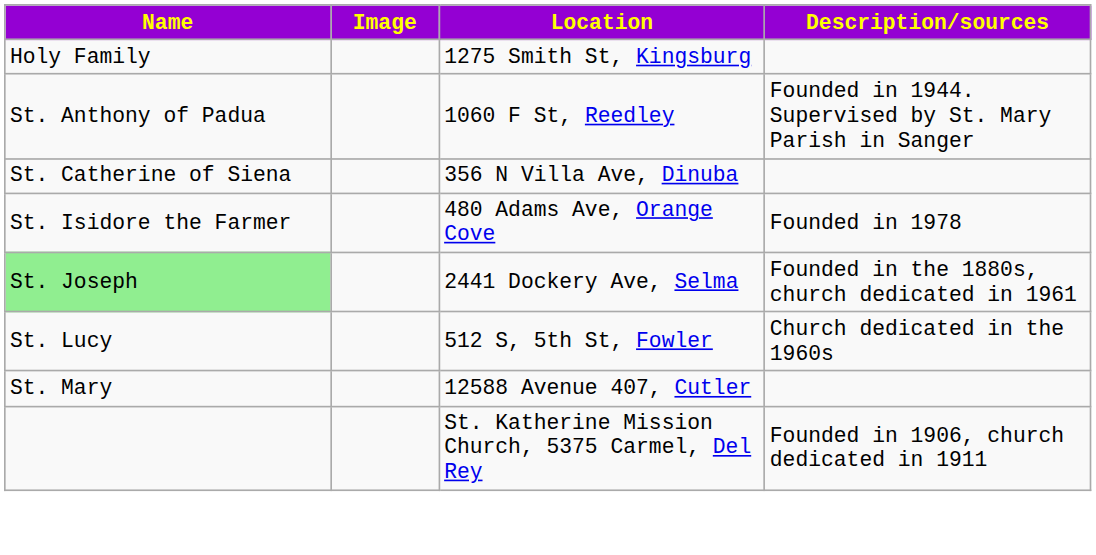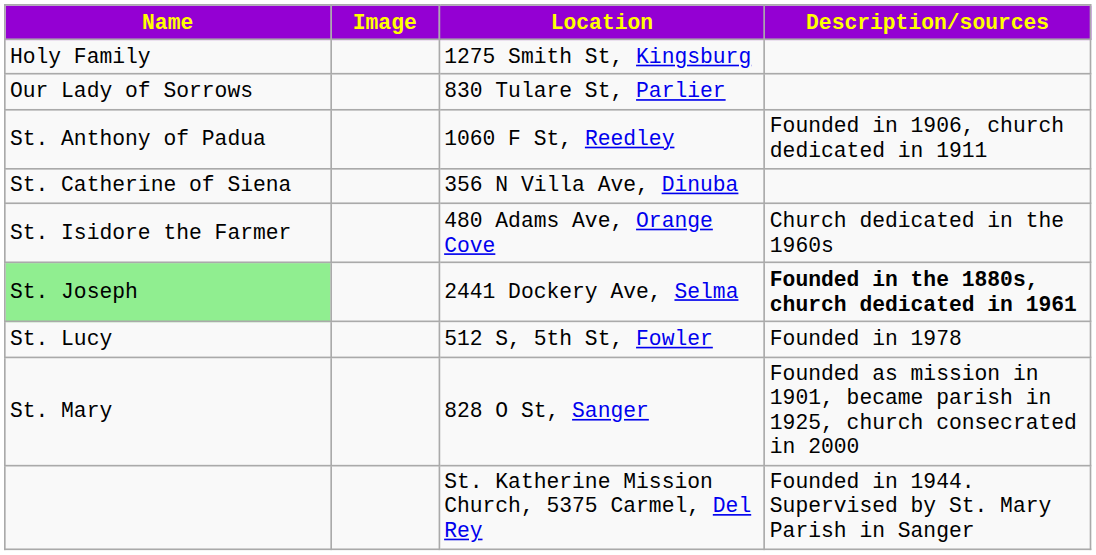+ row: (585, 92)
(911, 116) Founded in 1944. Supervised by St. Mary Parish in Sanger -> (917, 139) Founded in 1906, church dedicated in 1911
(866, 223) Founded in 1978 -> (917, 233) Church dedicated in the 1960s
(923, 282) normal -> (923, 292) bold
(917, 341) Church dedicated in the 1960s -> (866, 339) Founded in 1978
- row: (598, 388)
+ row: (546, 411)
(917, 448) Founded in 1906, church dedicated in 1911 -> (911, 507) Founded in 1944. Supervised by St. Mary Parish in Sanger
